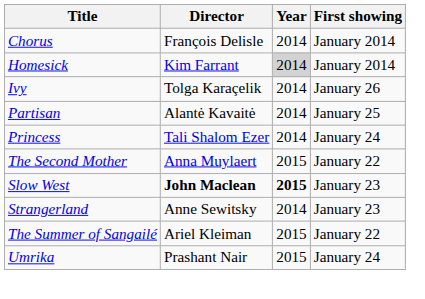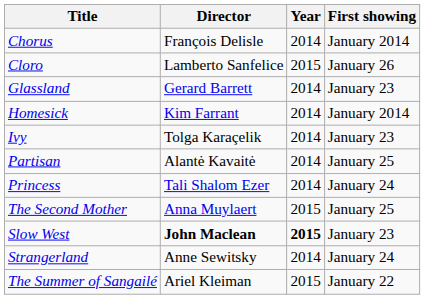+ row: (25, 64)
+ row: (39, 88)
(292, 64) lightgrey background -> (306, 112) no background
(347, 88) January 26 -> (361, 137) January 23
(347, 161) January 22 -> (361, 209) January 25
(347, 209) January 23 -> (361, 257) January 24
- row: (31, 257)
